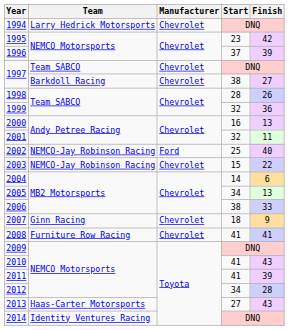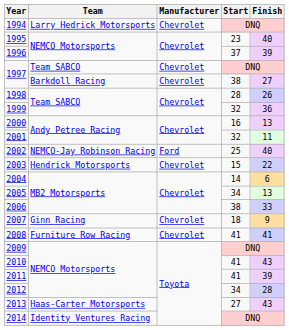(267, 39) 42 -> (267, 39) 40
(93, 165) NEMCO-Jay Robinson Racing -> (80, 165) Hendrick Motorsports
